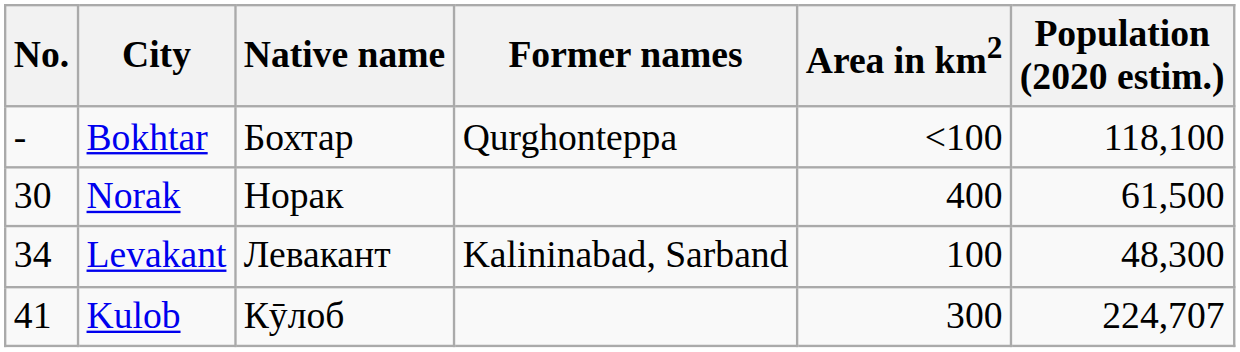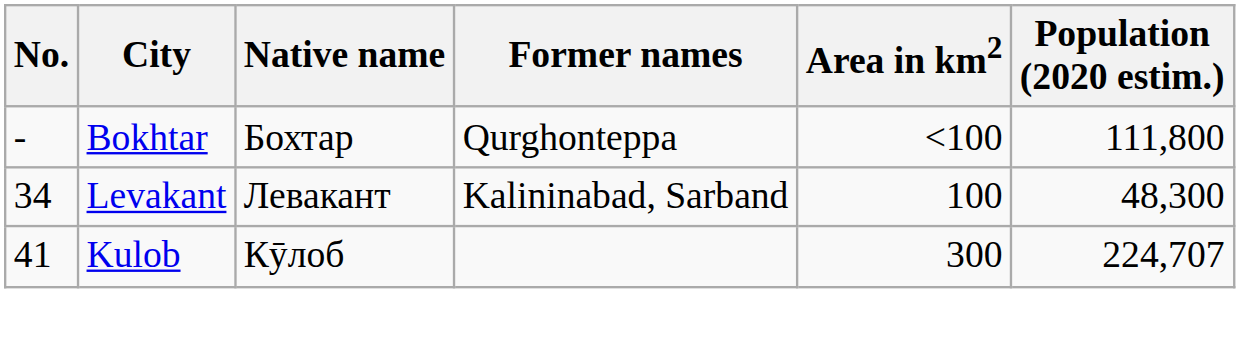(1164, 136) 118,100 -> (1165, 136) 111,800
- row: (134, 195)
